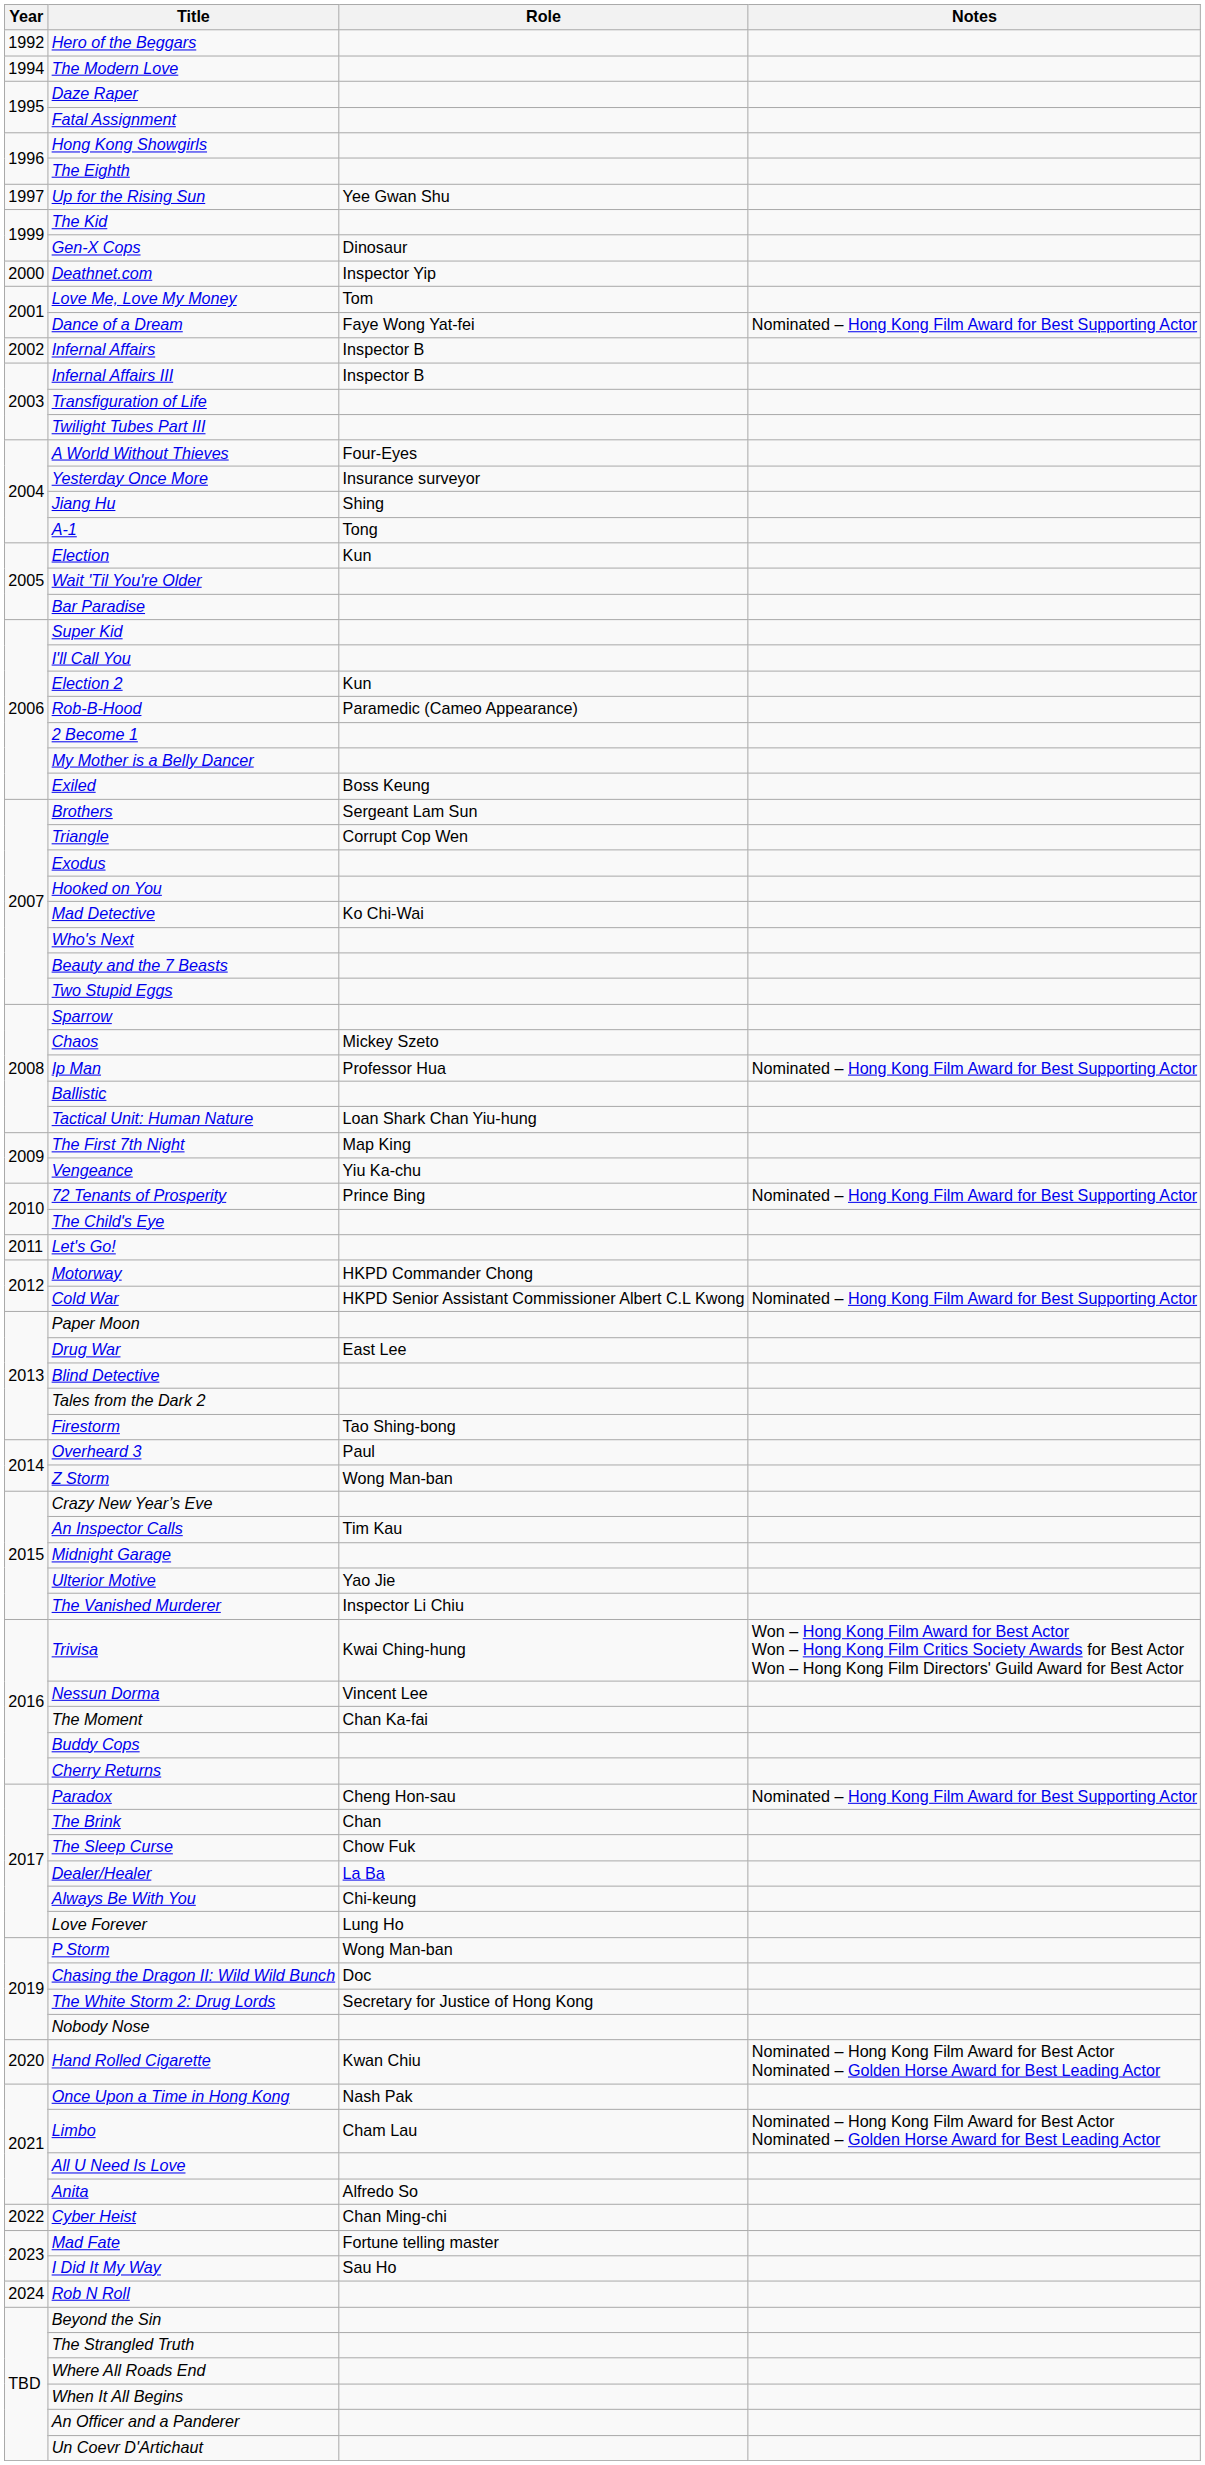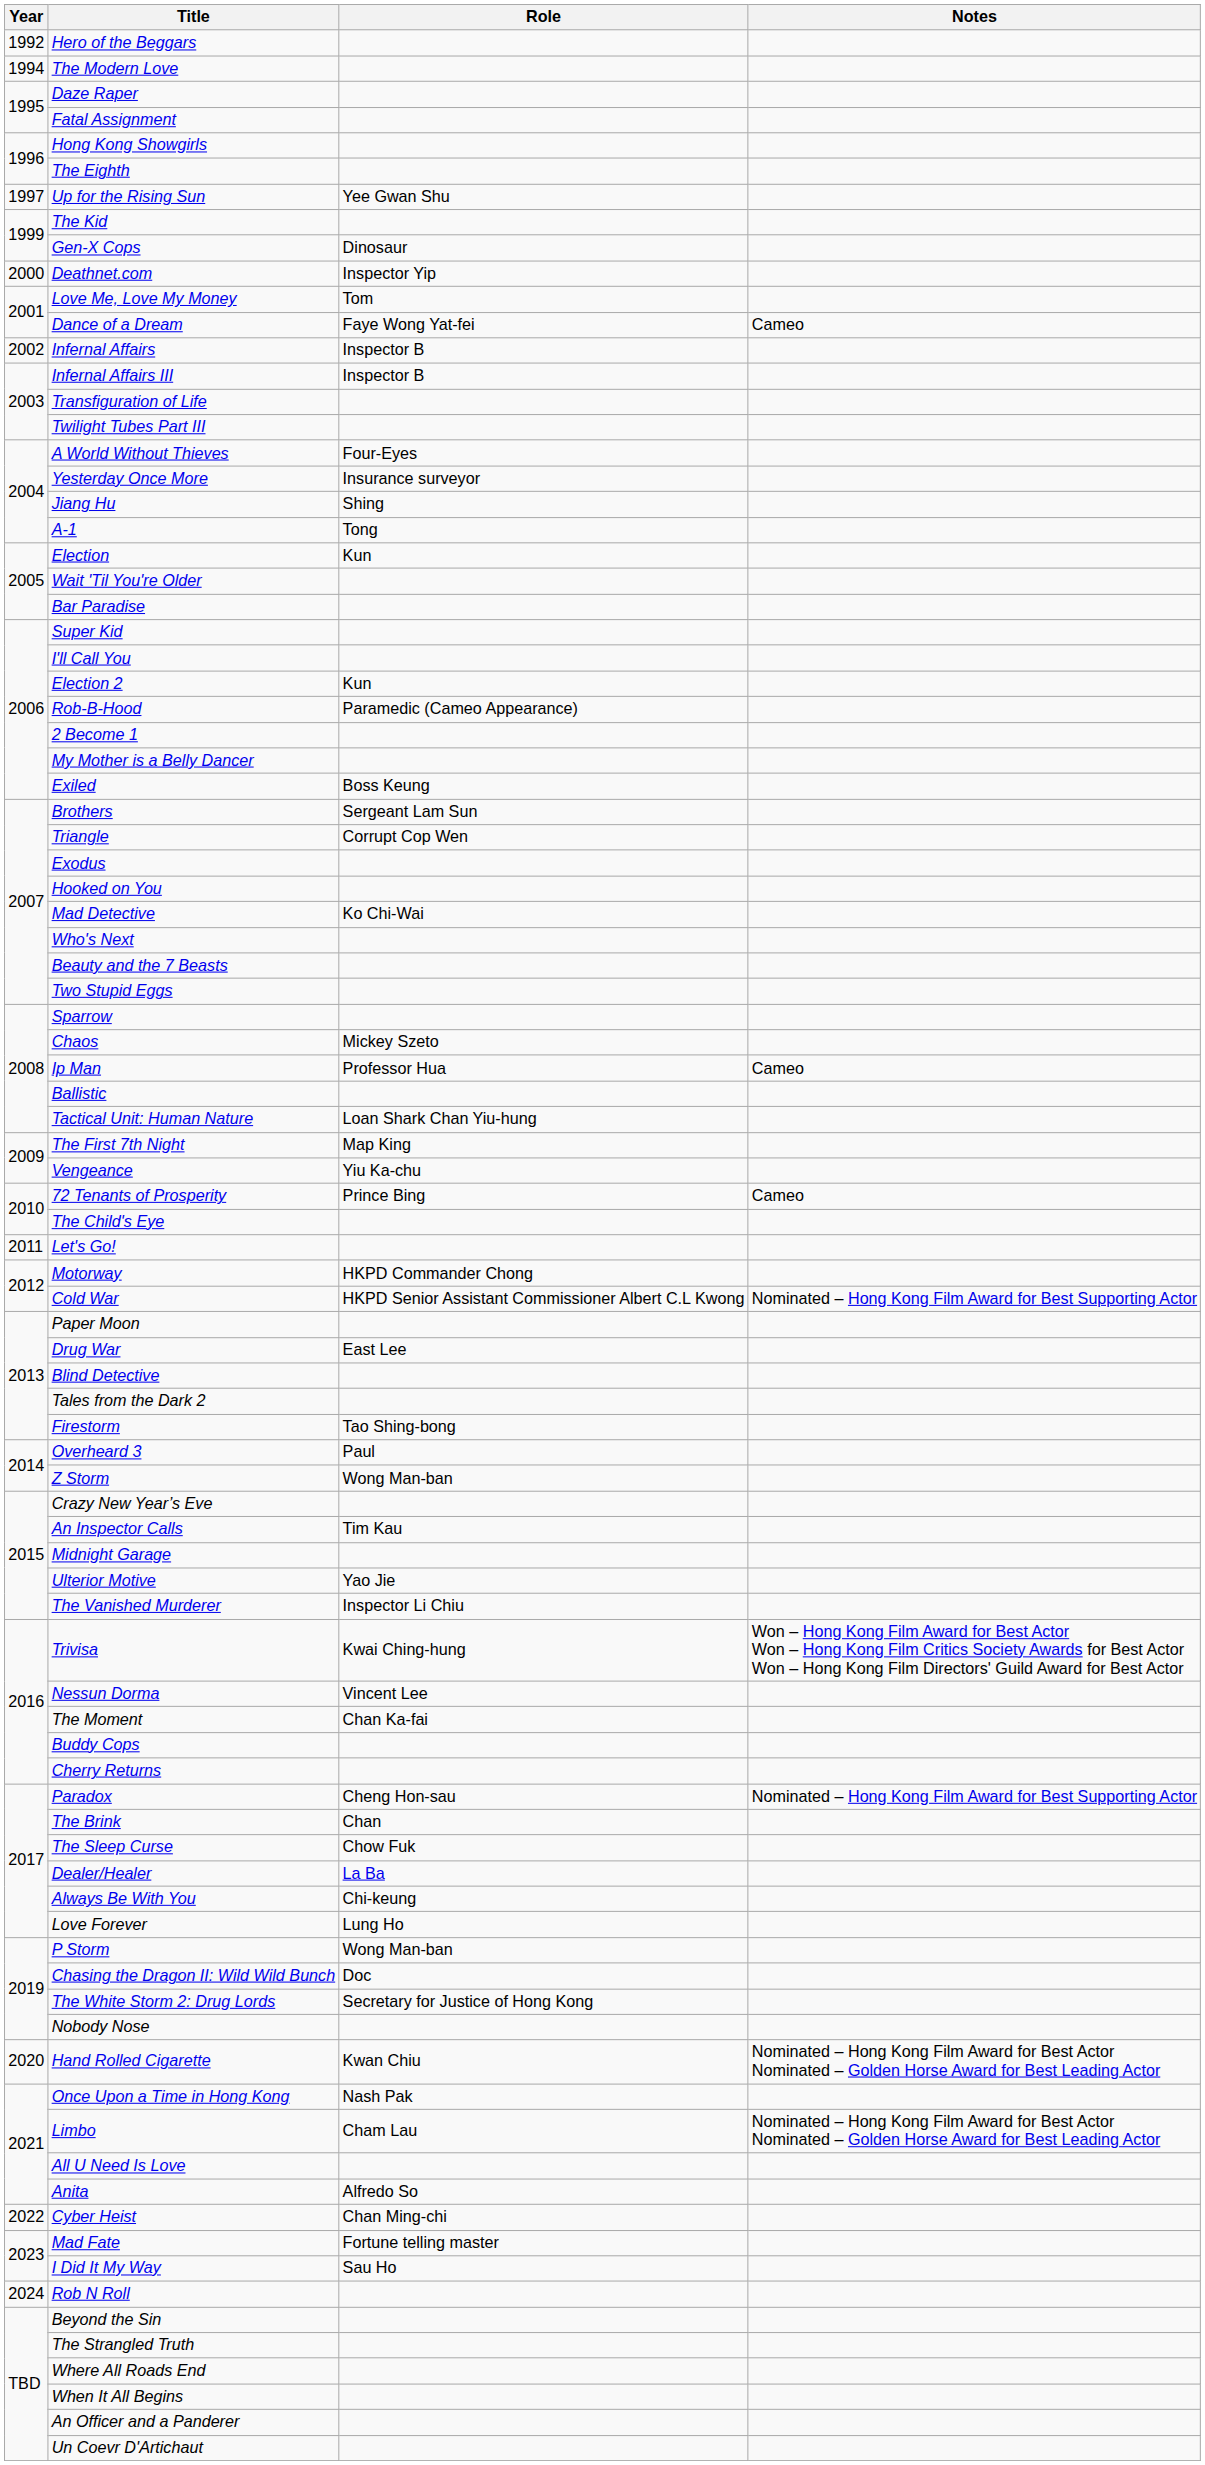(974, 324) Nominated – Hong Kong Film Award for Best Supporting Actor -> (778, 324) Cameo
(974, 1068) Nominated – Hong Kong Film Award for Best Supporting Actor -> (778, 1068) Cameo
(974, 1196) Nominated – Hong Kong Film Award for Best Supporting Actor -> (778, 1196) Cameo
